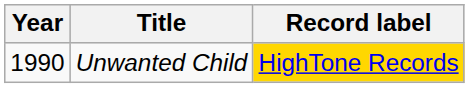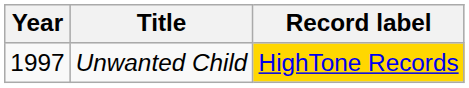(37, 62) 1990 -> (37, 62) 1997
